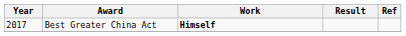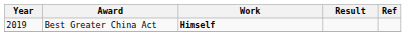(17, 25) 2017 -> (17, 25) 2019
